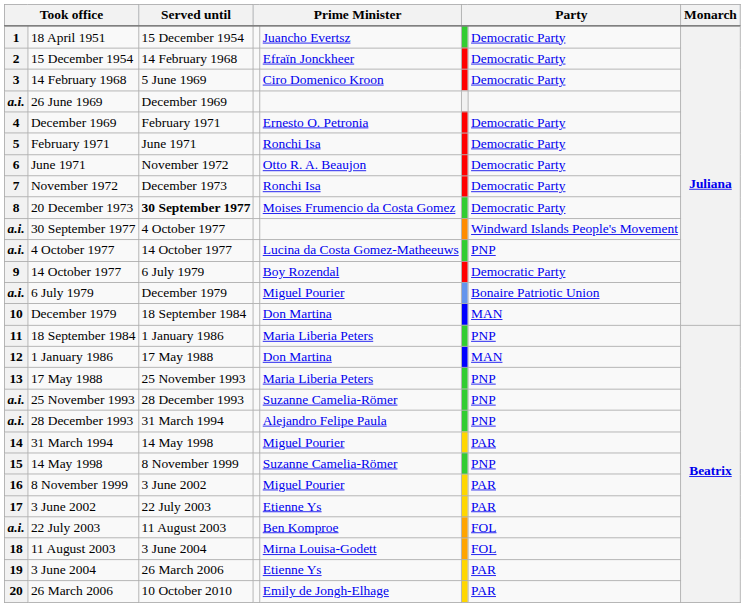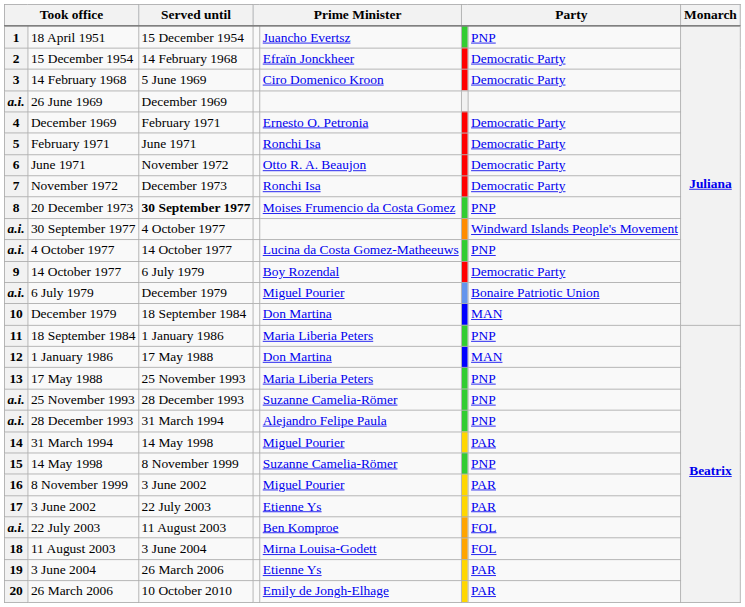(518, 37) Democratic Party -> (483, 37) PNP
(518, 207) Democratic Party -> (483, 207) PNP
